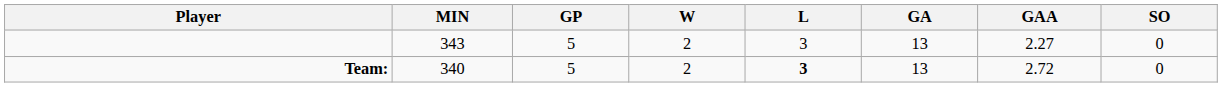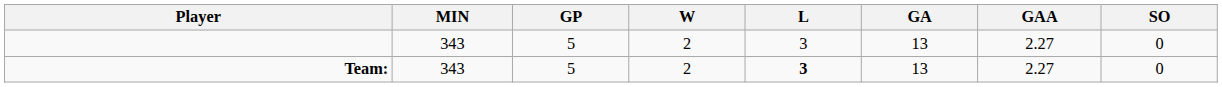(452, 69) 340 -> (452, 69) 343
(1040, 69) 2.72 -> (1040, 69) 2.27
